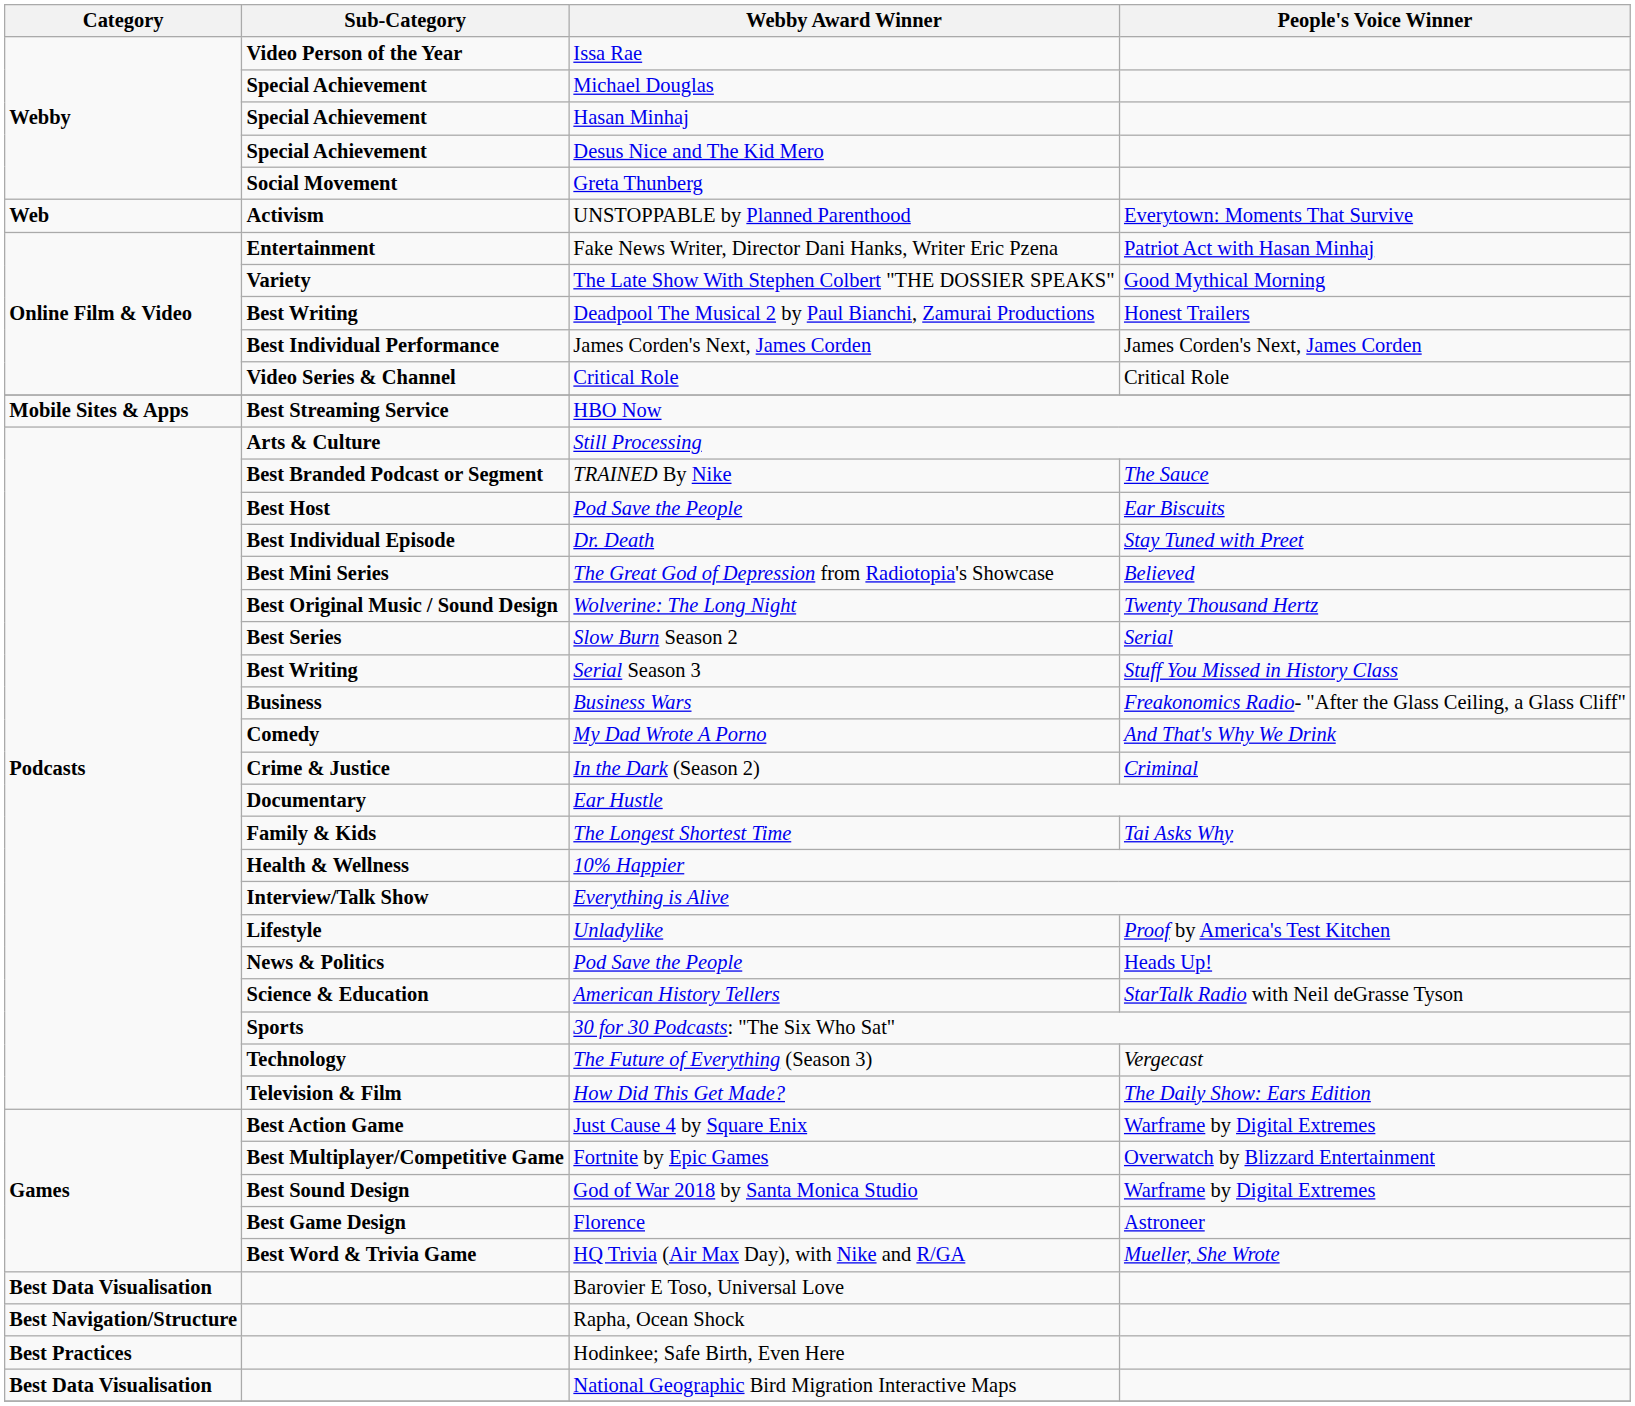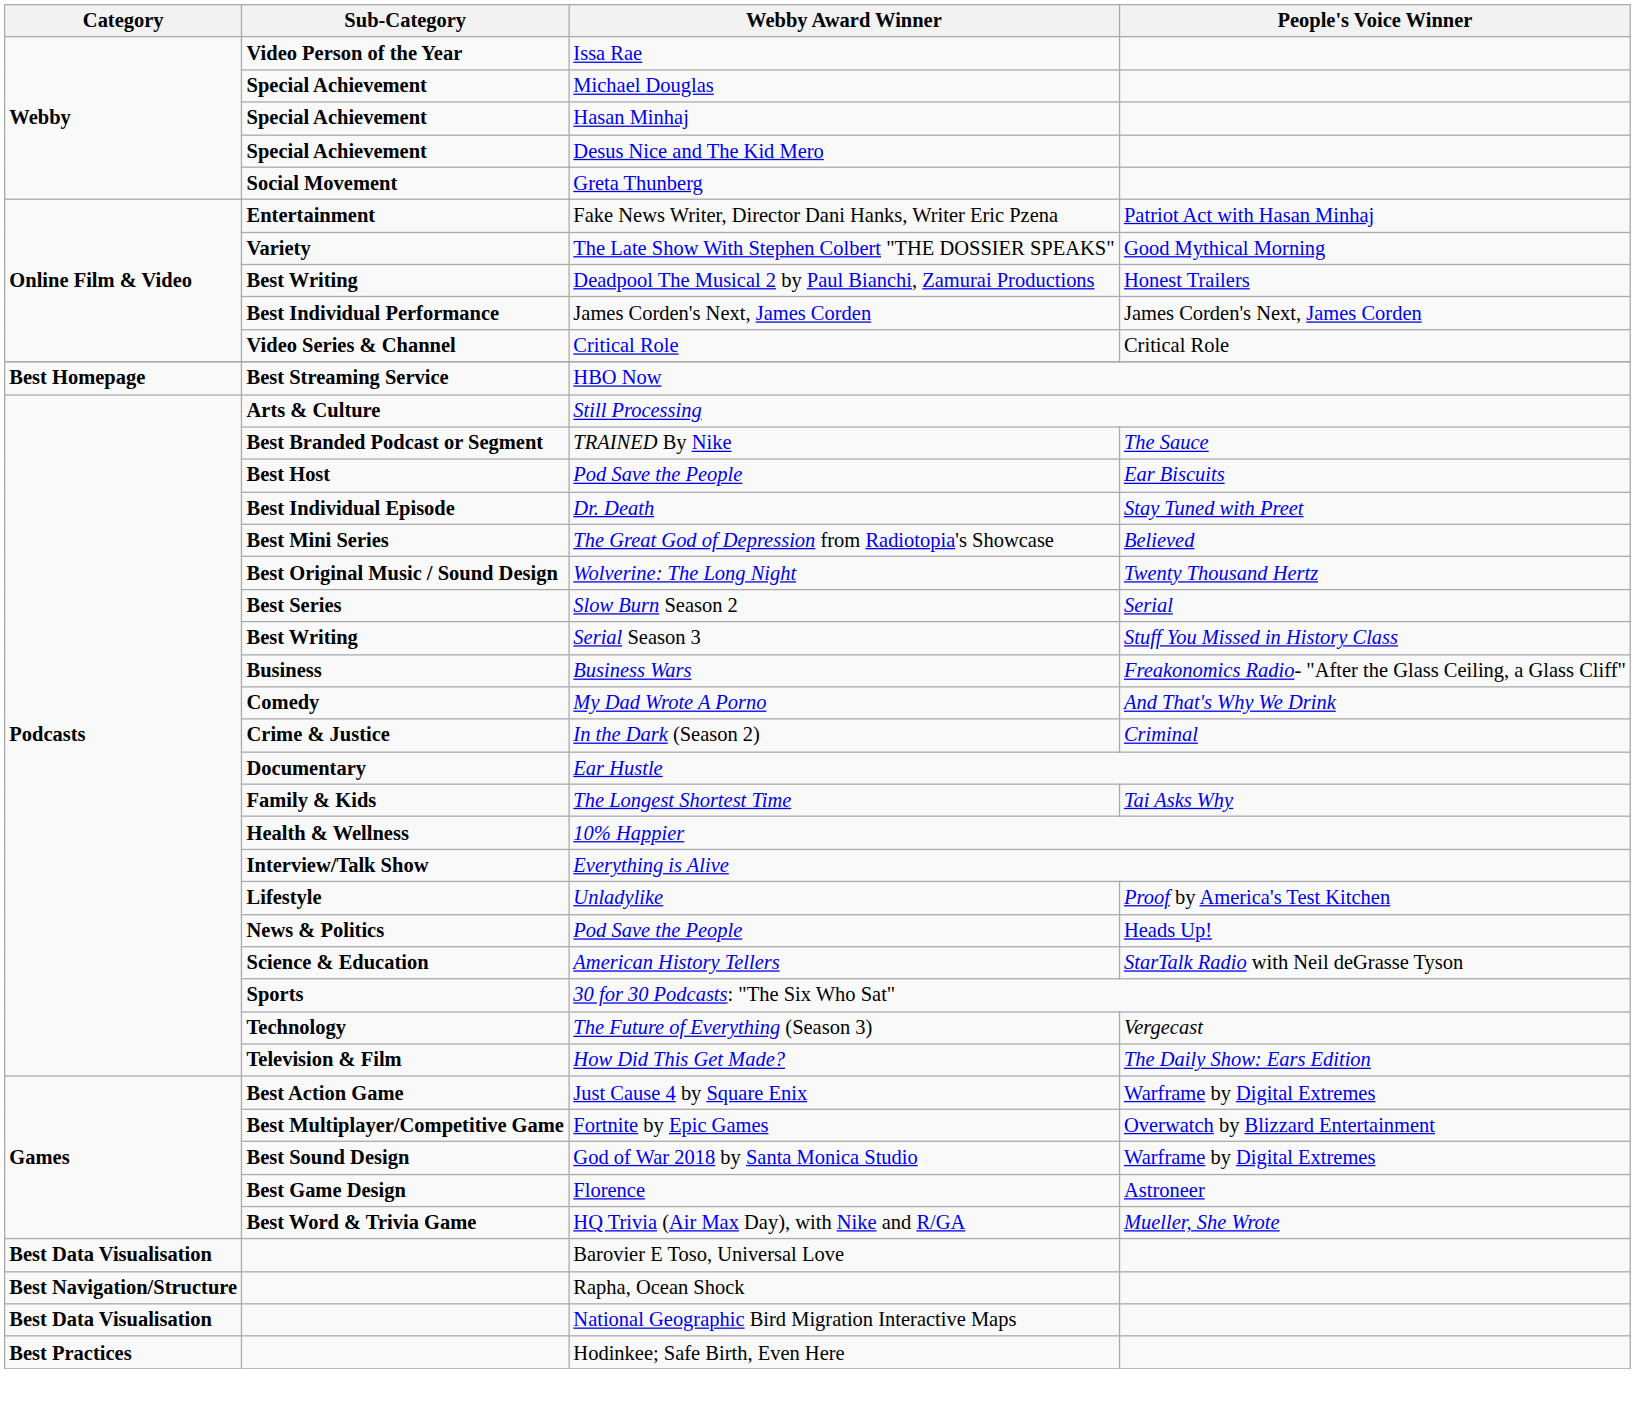- row: (285, 215)
(99, 410) Mobile Sites & Apps -> (77, 378) Best Homepage
rows swapped: (405, 1385) <-> (405, 1353)
